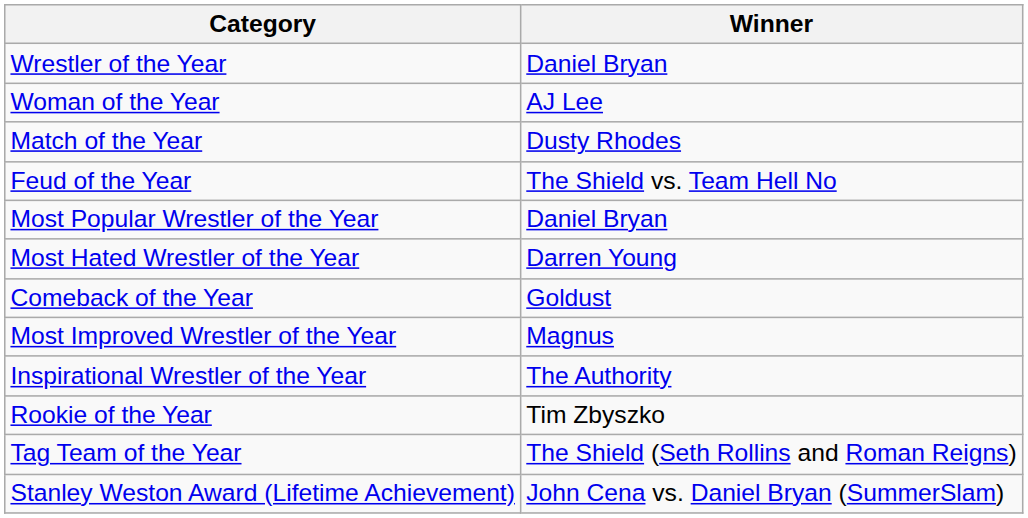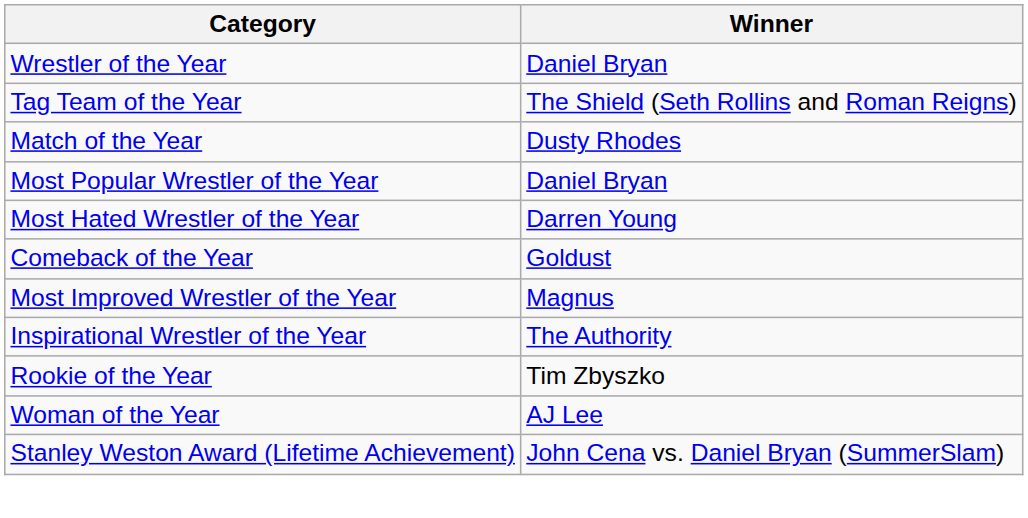rows swapped: (126, 453) <-> (115, 102)
- row: (101, 180)
